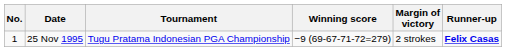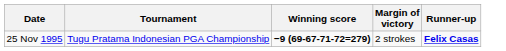- column: (15, 18)
(343, 39) normal -> (322, 39) bold
